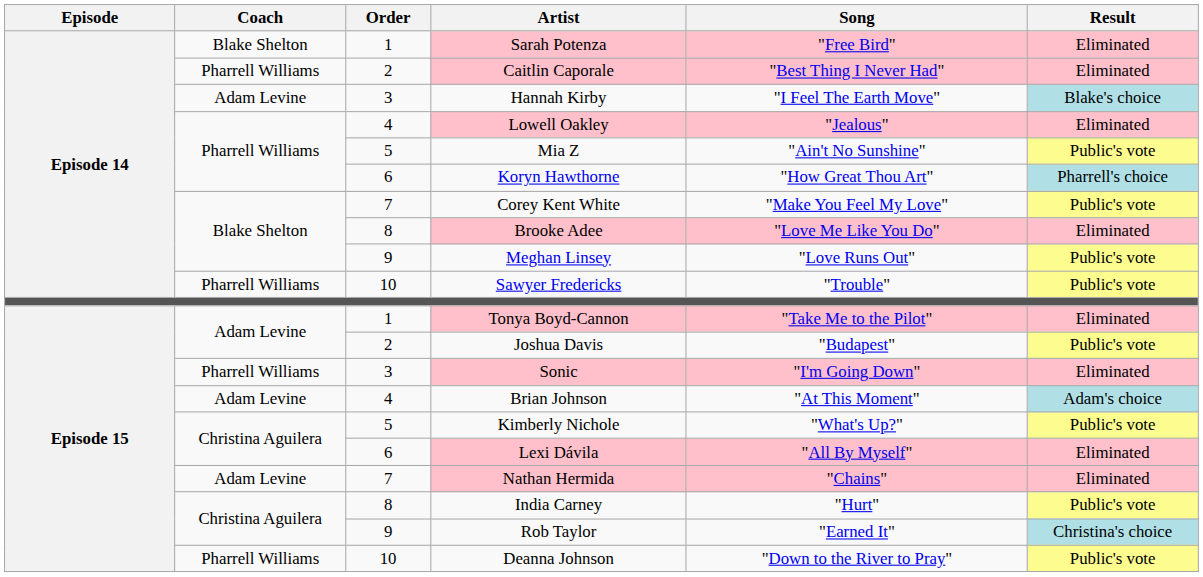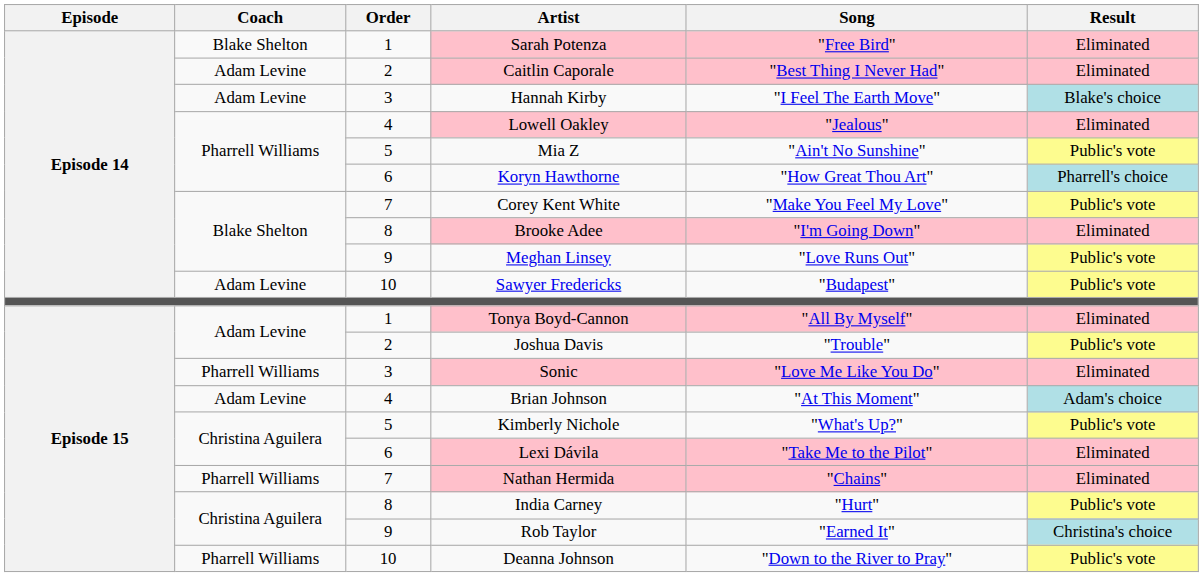(260, 71) Pharrell Williams -> (260, 71) Adam Levine
(857, 230) "Love Me Like You Do" -> (857, 230) "I'm Going Down"
(260, 284) Pharrell Williams -> (260, 284) Adam Levine
(857, 284) "Trouble" -> (857, 284) "Budapest"
(857, 318) "Take Me to the Pilot" -> (857, 318) "All By Myself"
(857, 345) "Budapest" -> (857, 345) "Trouble"
(857, 371) "I'm Going Down" -> (857, 371) "Love Me Like You Do"
(857, 451) "All By Myself" -> (857, 451) "Take Me to the Pilot"
(260, 478) Adam Levine -> (260, 478) Pharrell Williams
